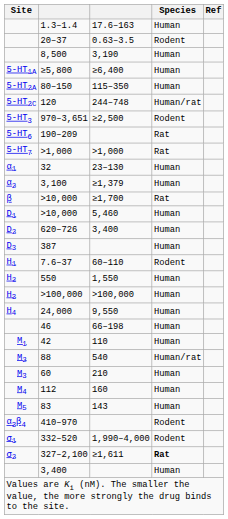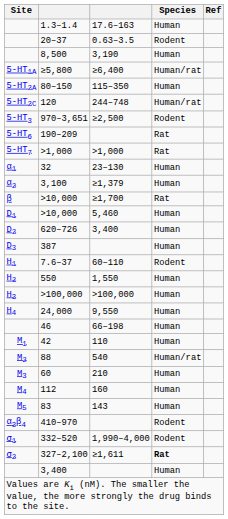(167, 70) Human -> (178, 70) Human/rat
